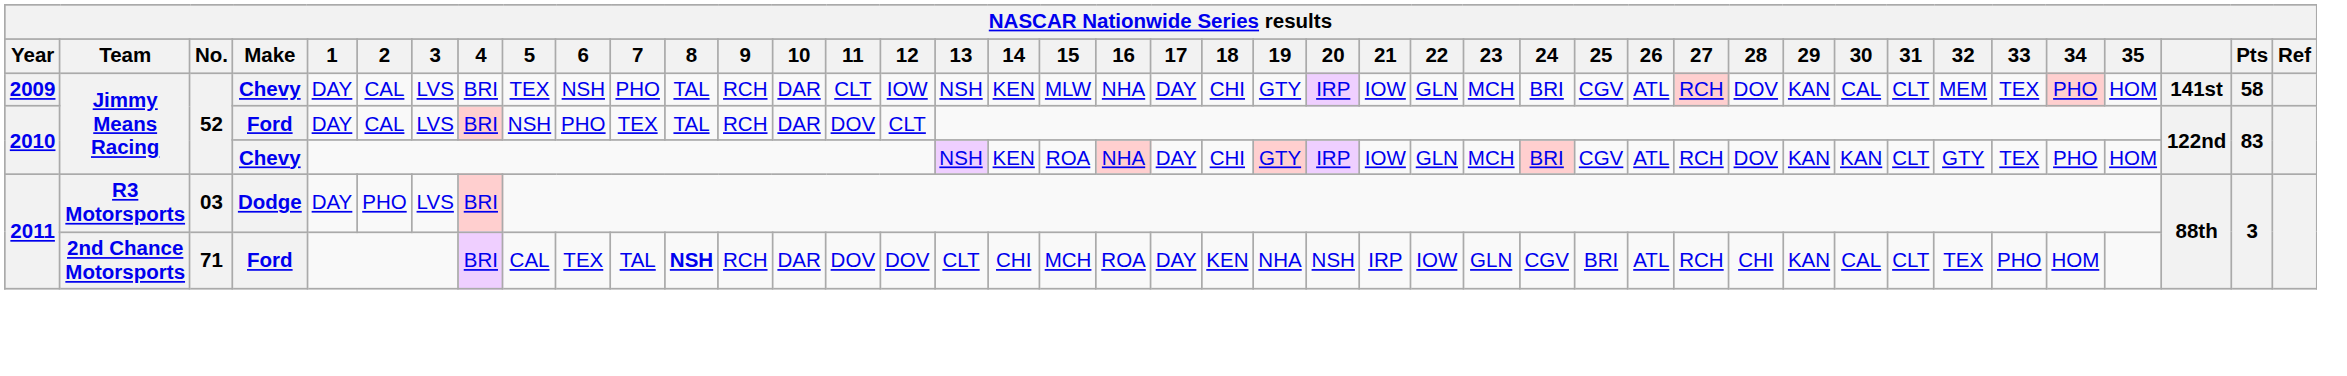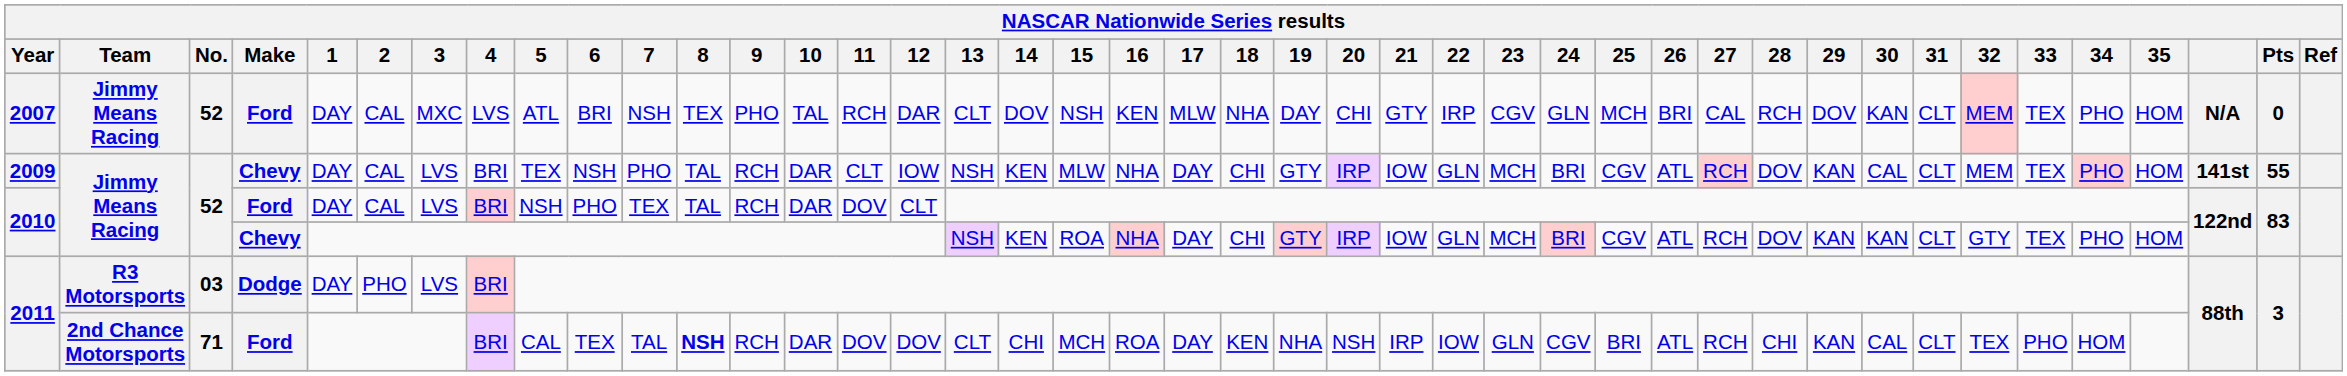+ row: (33, 113)
(2252, 89) 58 -> (2278, 171) 55
